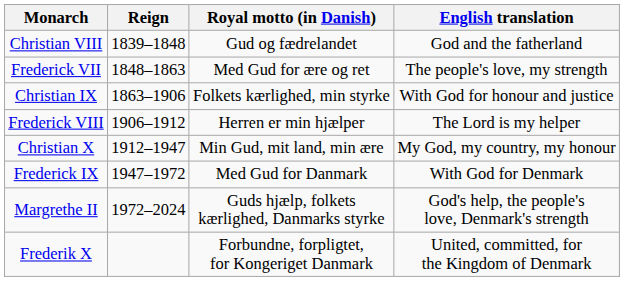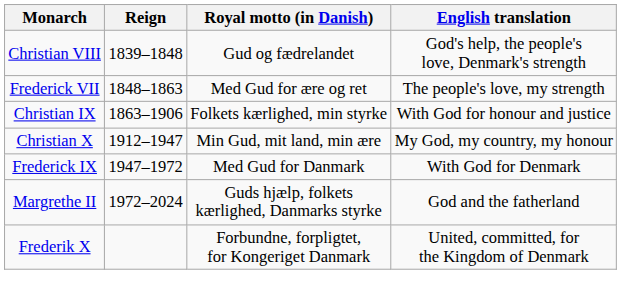(507, 43) God and the fatherland -> (504, 52) God's help, the people's love, Denmark's strength
- row: (56, 122)
(507, 209) God's help, the people's love, Denmark's strength -> (504, 202) God and the fatherland
